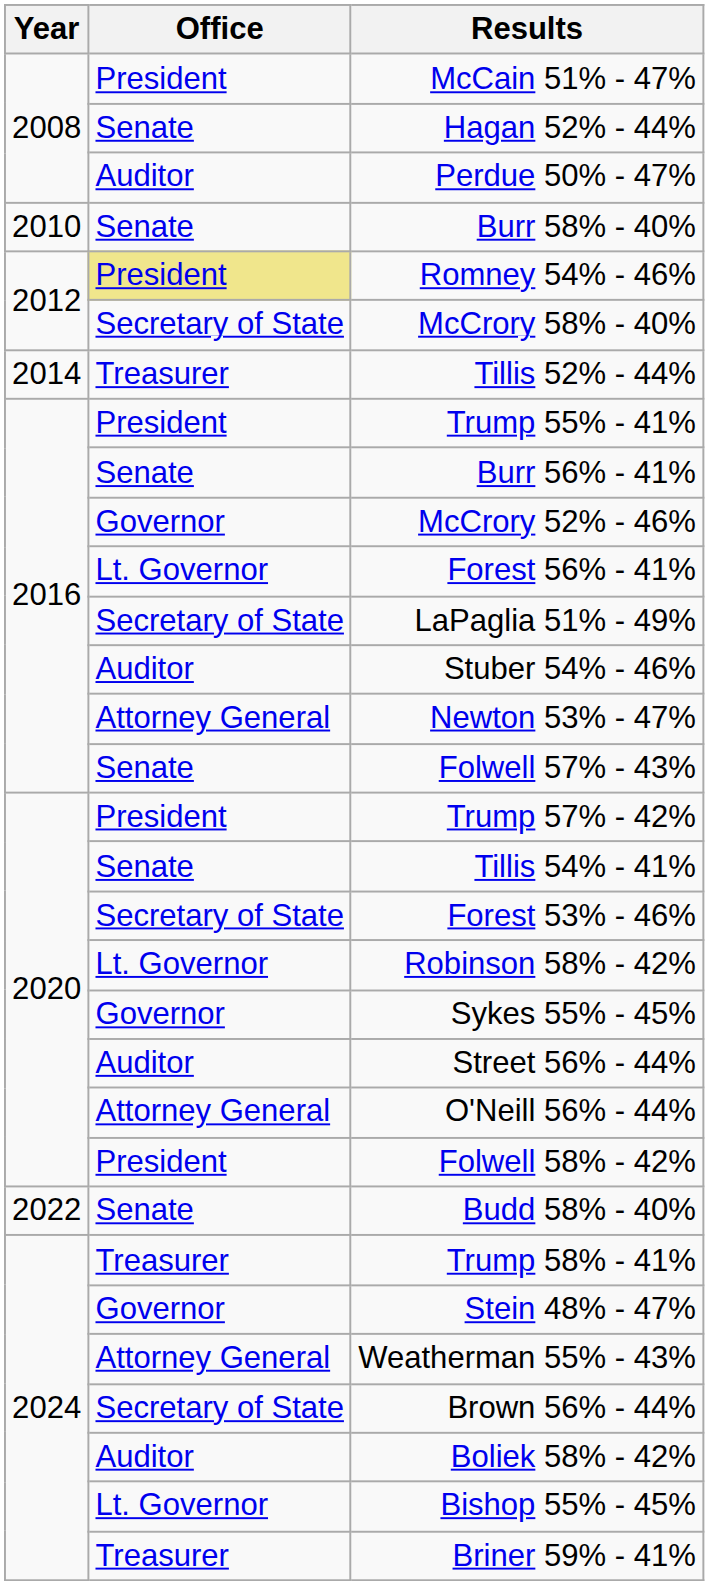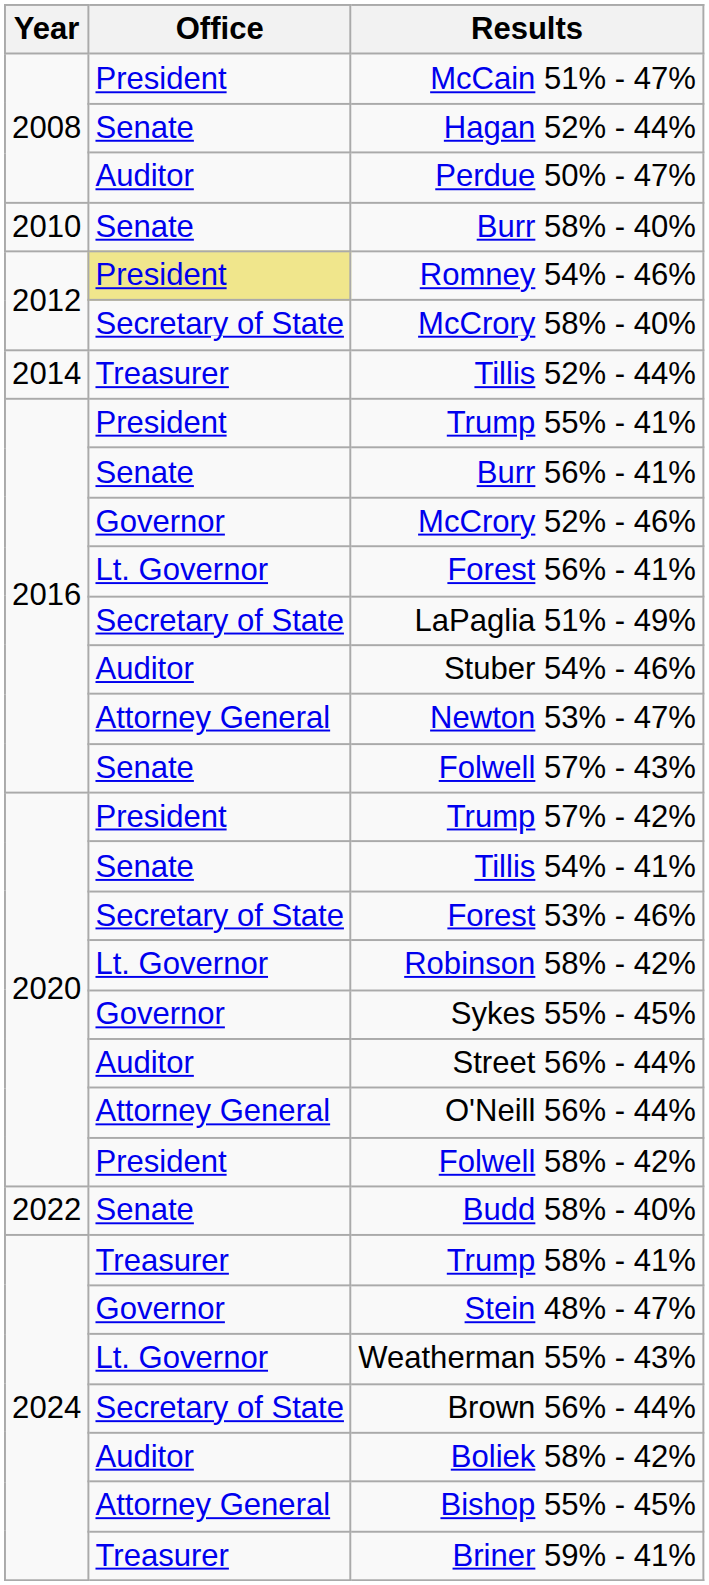(213, 1358) Attorney General -> (182, 1358) Lt. Governor
(182, 1505) Lt. Governor -> (213, 1505) Attorney General
